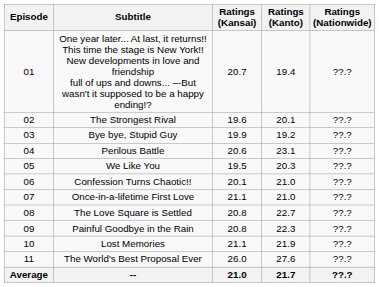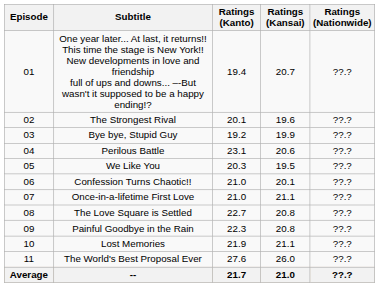columns swapped: (286, 17) <-> (237, 17)
